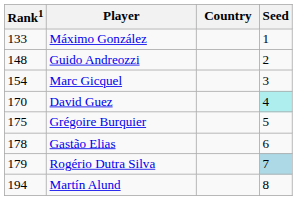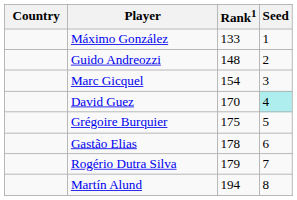columns swapped: (228, 16) <-> (25, 16)
(266, 164) lightblue background -> (266, 164) no background
